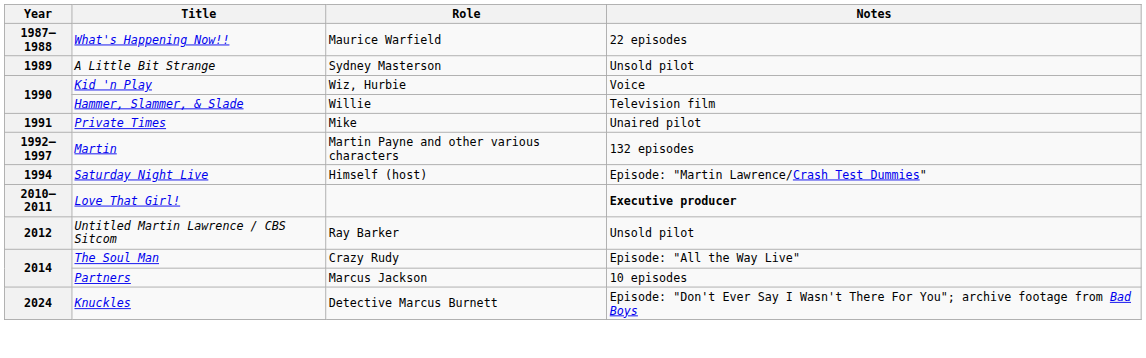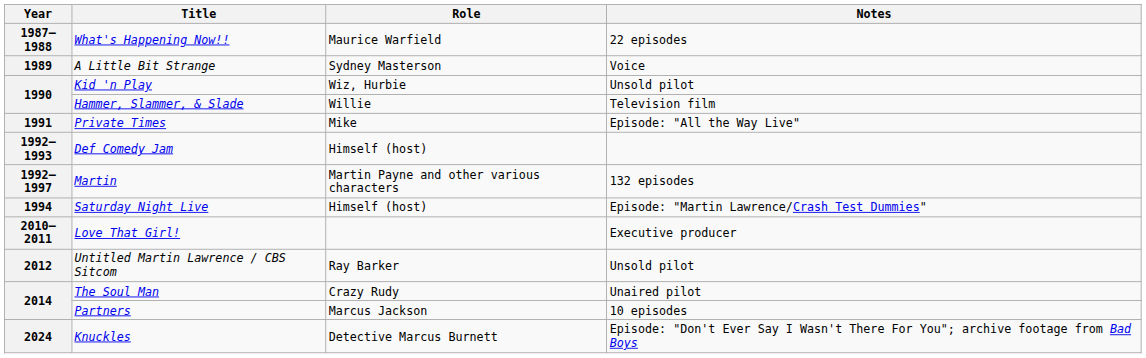(652, 66) Unsold pilot -> (627, 66) Voice
(627, 85) Voice -> (652, 85) Unsold pilot
(656, 123) Unaired pilot -> (705, 123) Episode: "All the Way Live"
+ row: (124, 149)
(673, 200) bold -> (673, 233) normal
(705, 259) Episode: "All the Way Live" -> (656, 291) Unaired pilot
